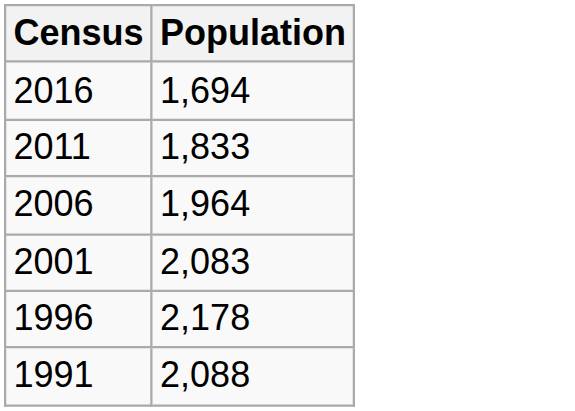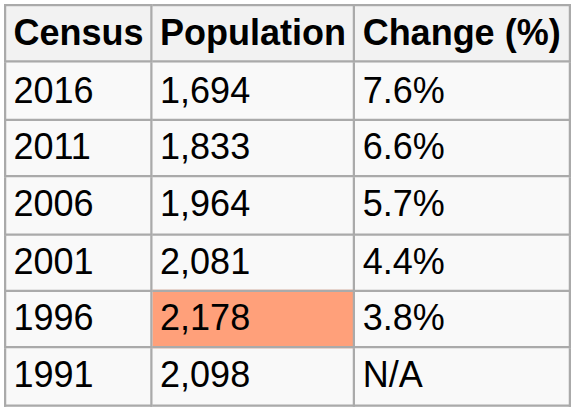+ column: (462, 33)
(205, 261) 2,083 -> (205, 261) 2,081
(205, 318) no background -> (205, 318) lightsalmon background
(205, 375) 2,088 -> (205, 375) 2,098
